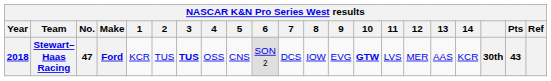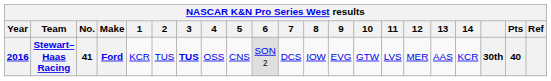(18, 56) 2018 -> (18, 56) 2016
(87, 56) 47 -> (87, 56) 41
(368, 56) bold -> (368, 56) normal
(516, 56) 43 -> (516, 56) 40
